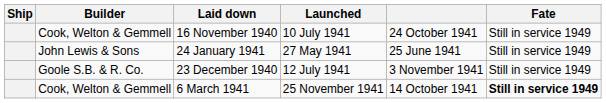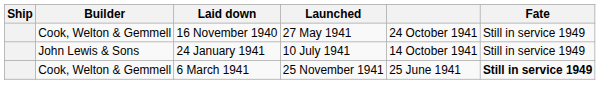(316, 33) 10 July 1941 -> (317, 33) 27 May 1941
(317, 51) 27 May 1941 -> (316, 51) 10 July 1941
(425, 51) 25 June 1941 -> (433, 51) 14 October 1941
- row: (227, 70)
(433, 89) 14 October 1941 -> (425, 70) 25 June 1941
